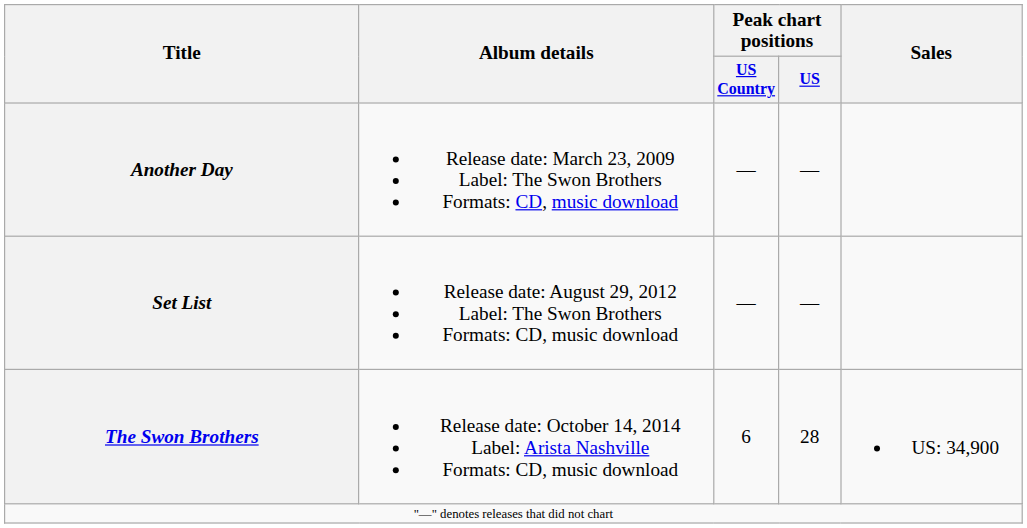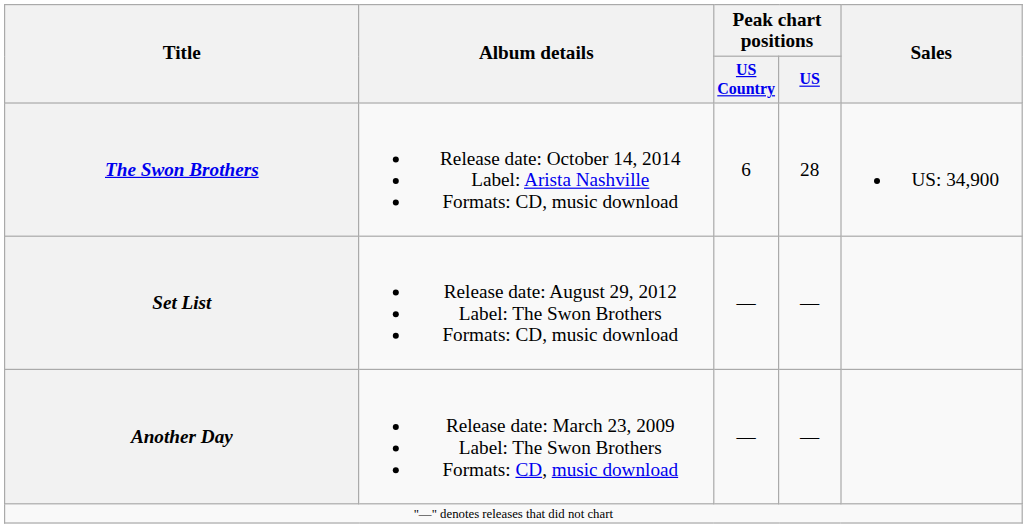rows swapped: (182, 169) <-> (182, 436)
